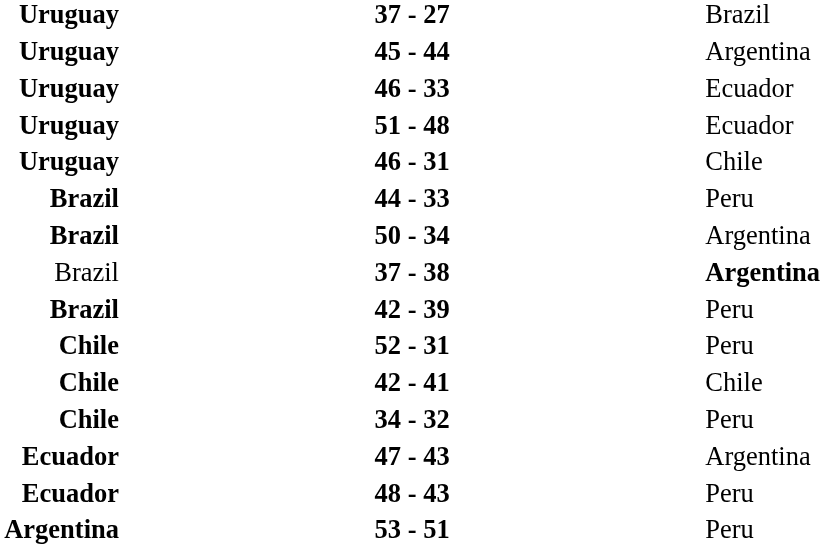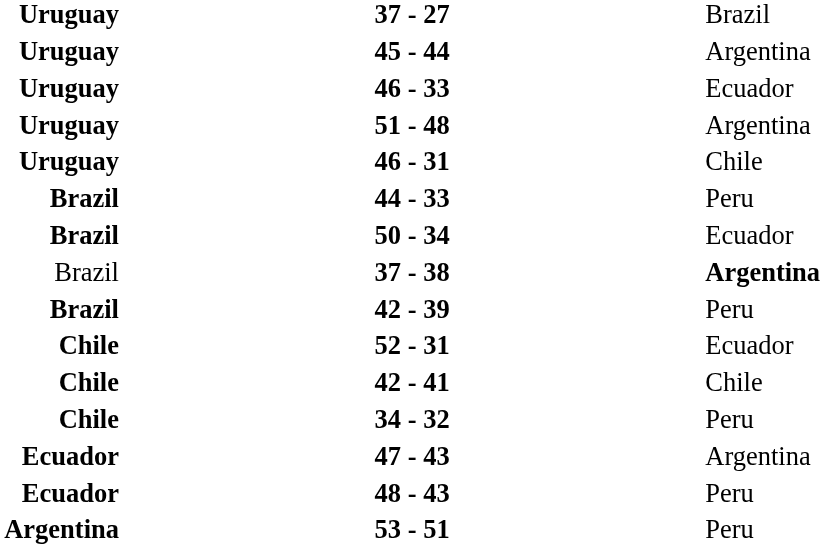(749, 124) Ecuador -> (758, 124) Argentina
(758, 235) Argentina -> (749, 235) Ecuador
(730, 345) Peru -> (749, 345) Ecuador
